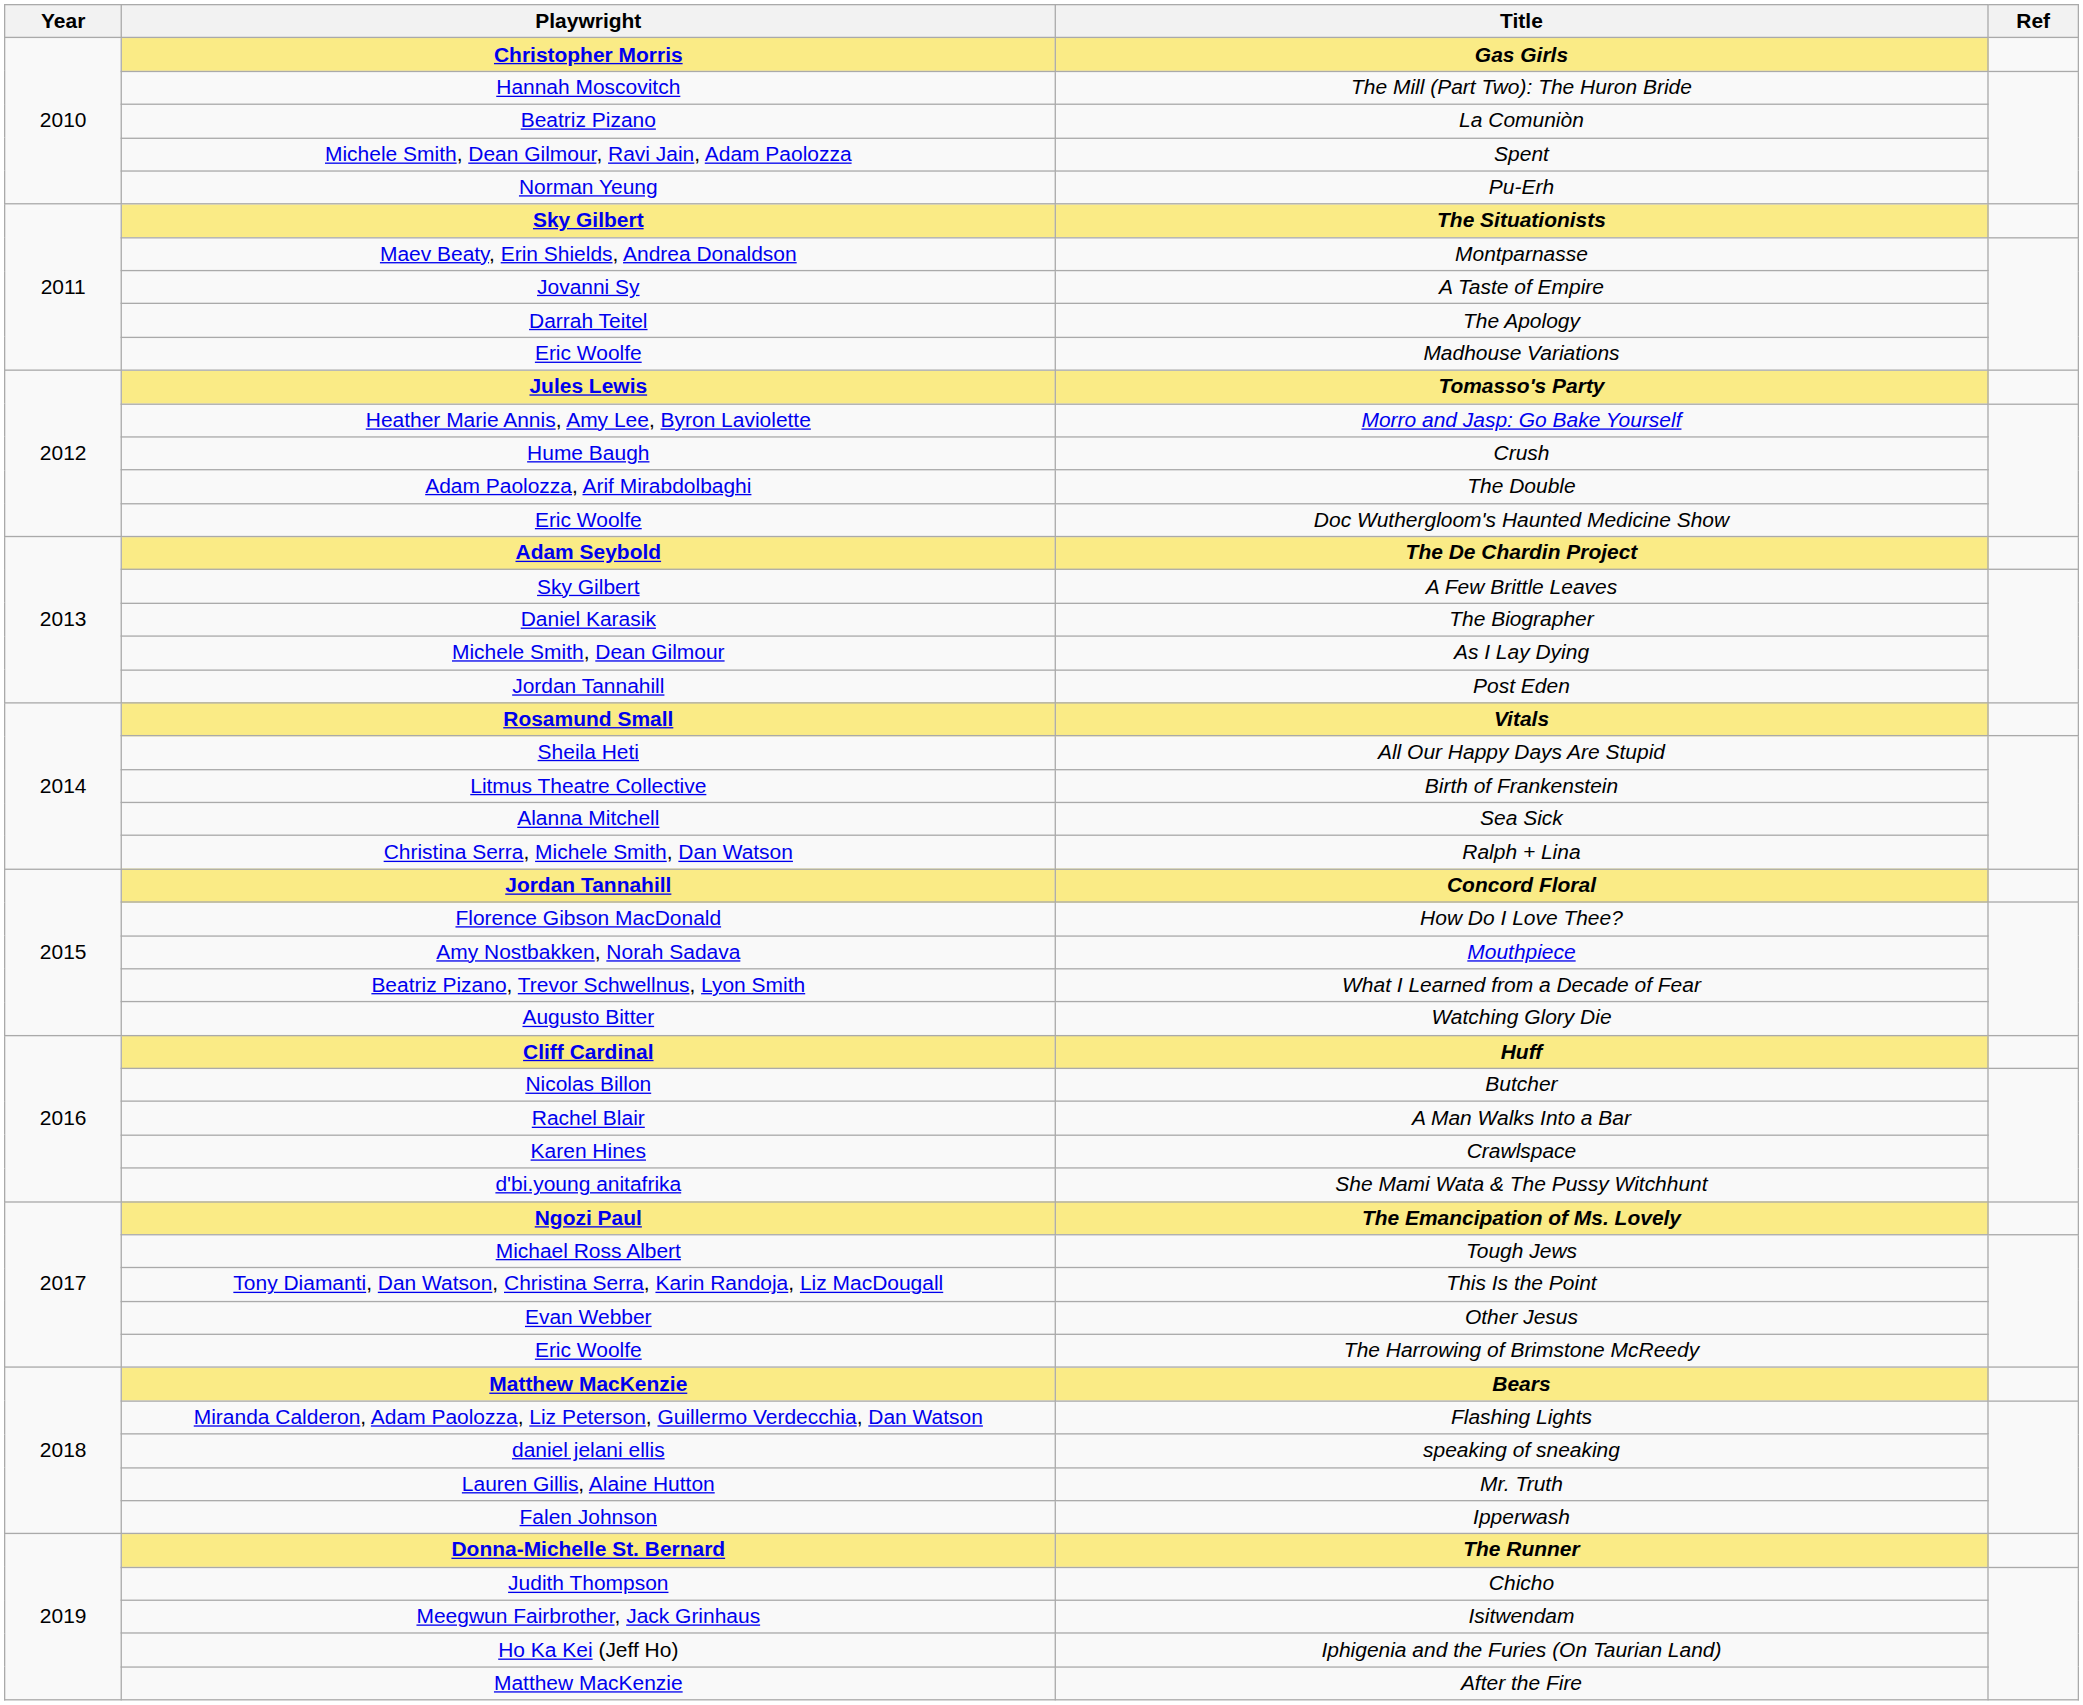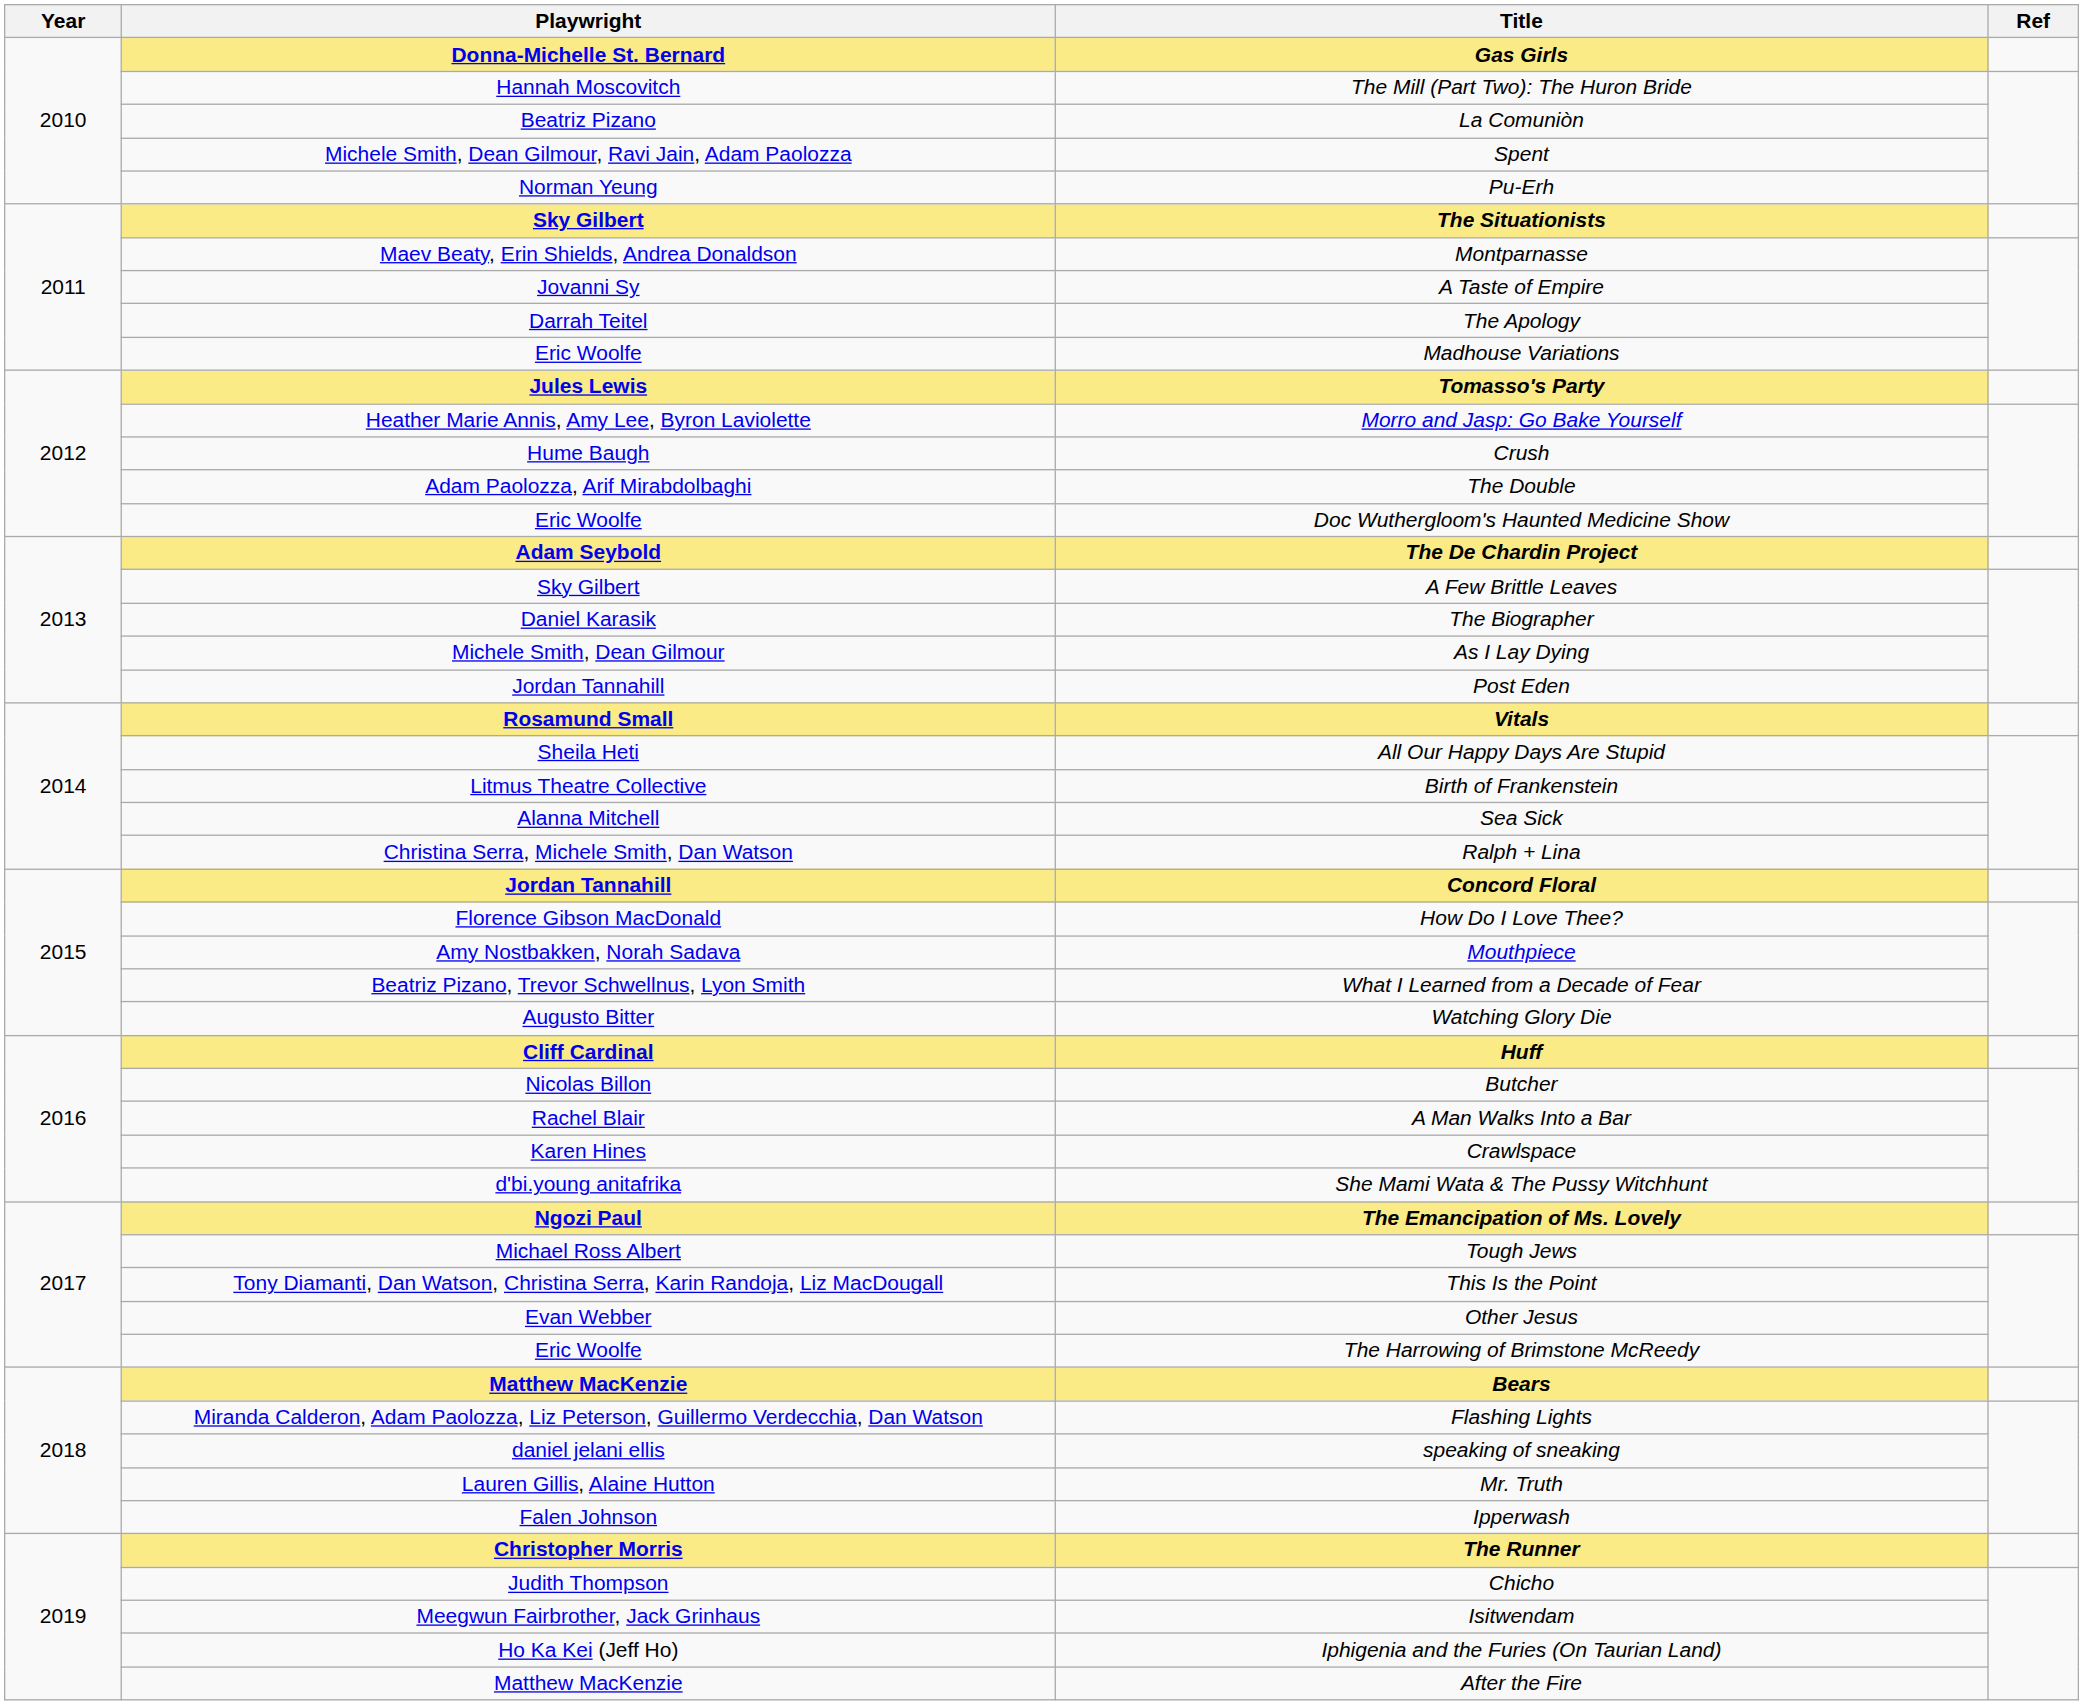(588, 54) Christopher Morris -> (588, 54) Donna-Michelle St. Bernard
(588, 1550) Donna-Michelle St. Bernard -> (588, 1550) Christopher Morris
